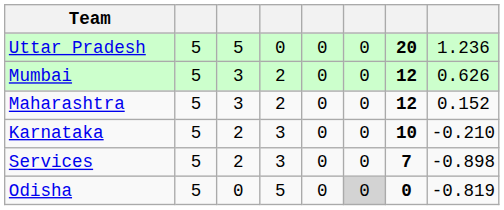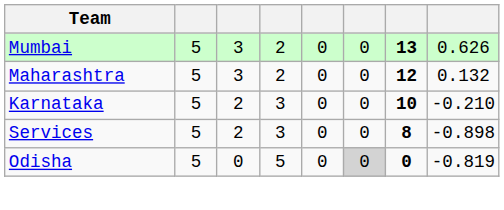- row: (77, 48)
(407, 76) 12 -> (407, 48) 13
(463, 105) 0.152 -> (463, 76) 0.132
(407, 162) 7 -> (407, 133) 8
